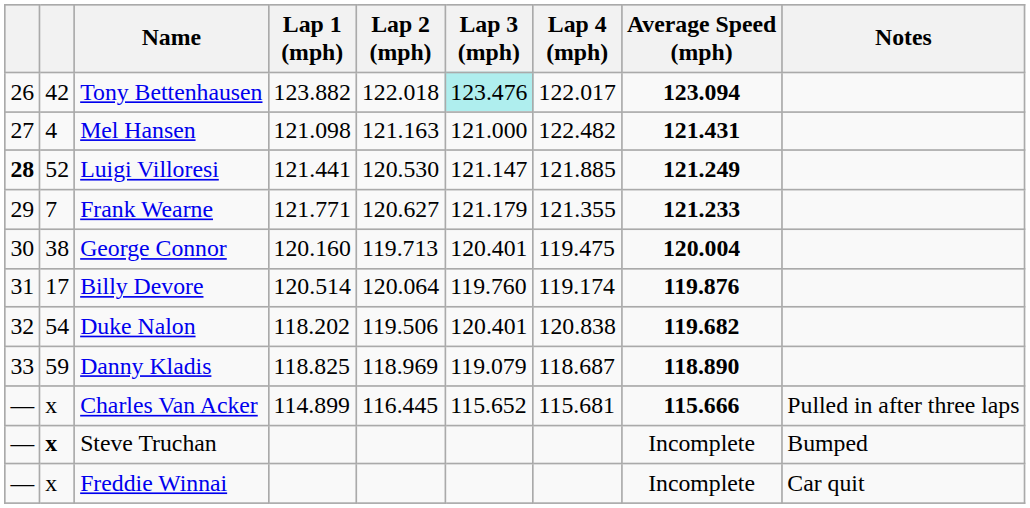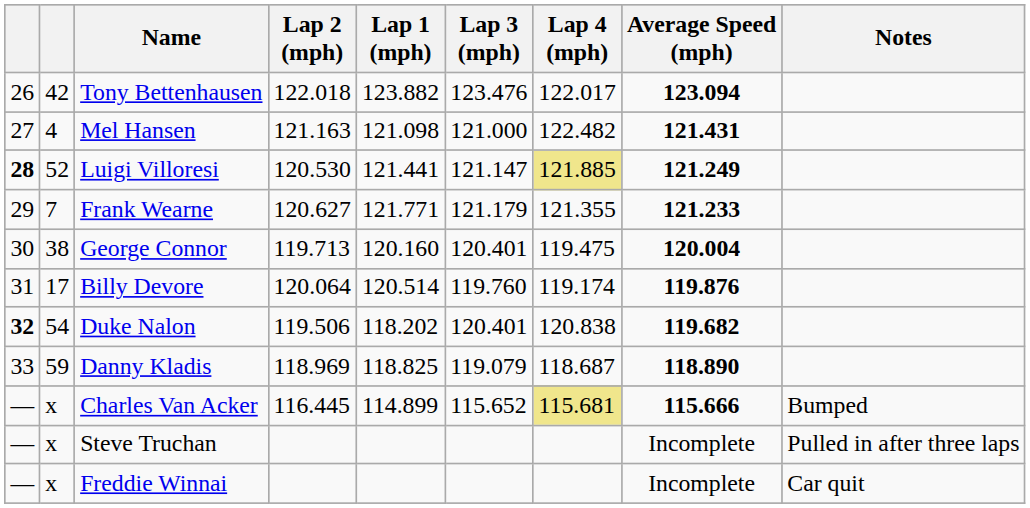columns swapped: (312, 38) <-> (401, 38)
(489, 91) paleturquoise background -> (489, 91) no background
(577, 170) no background -> (577, 170) khaki background
(22, 326) normal -> (22, 326) bold
(577, 405) no background -> (577, 405) khaki background
(903, 405) Pulled in after three laps -> (828, 405) Bumped
(51, 444) bold -> (51, 444) normal
(828, 444) Bumped -> (903, 444) Pulled in after three laps
